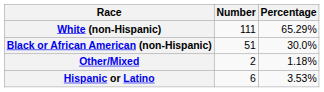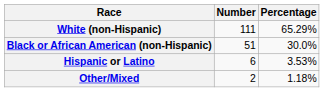rows swapped: (109, 62) <-> (109, 78)
